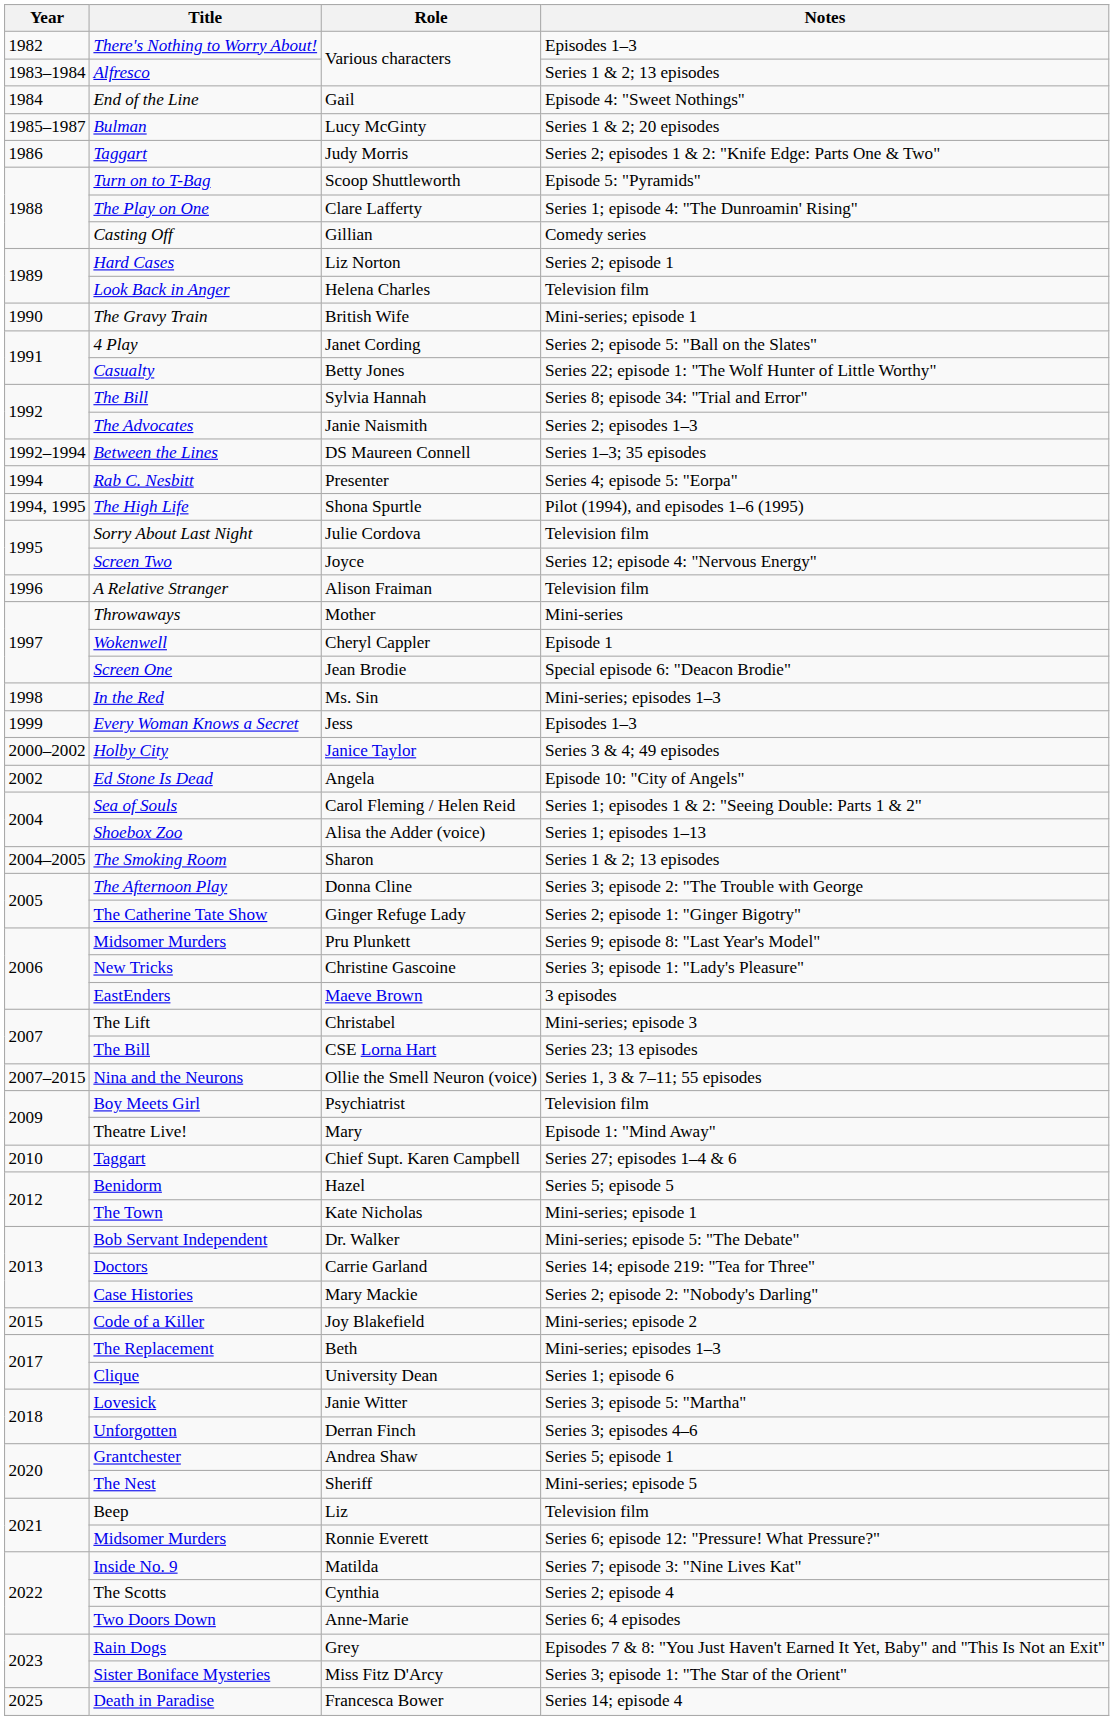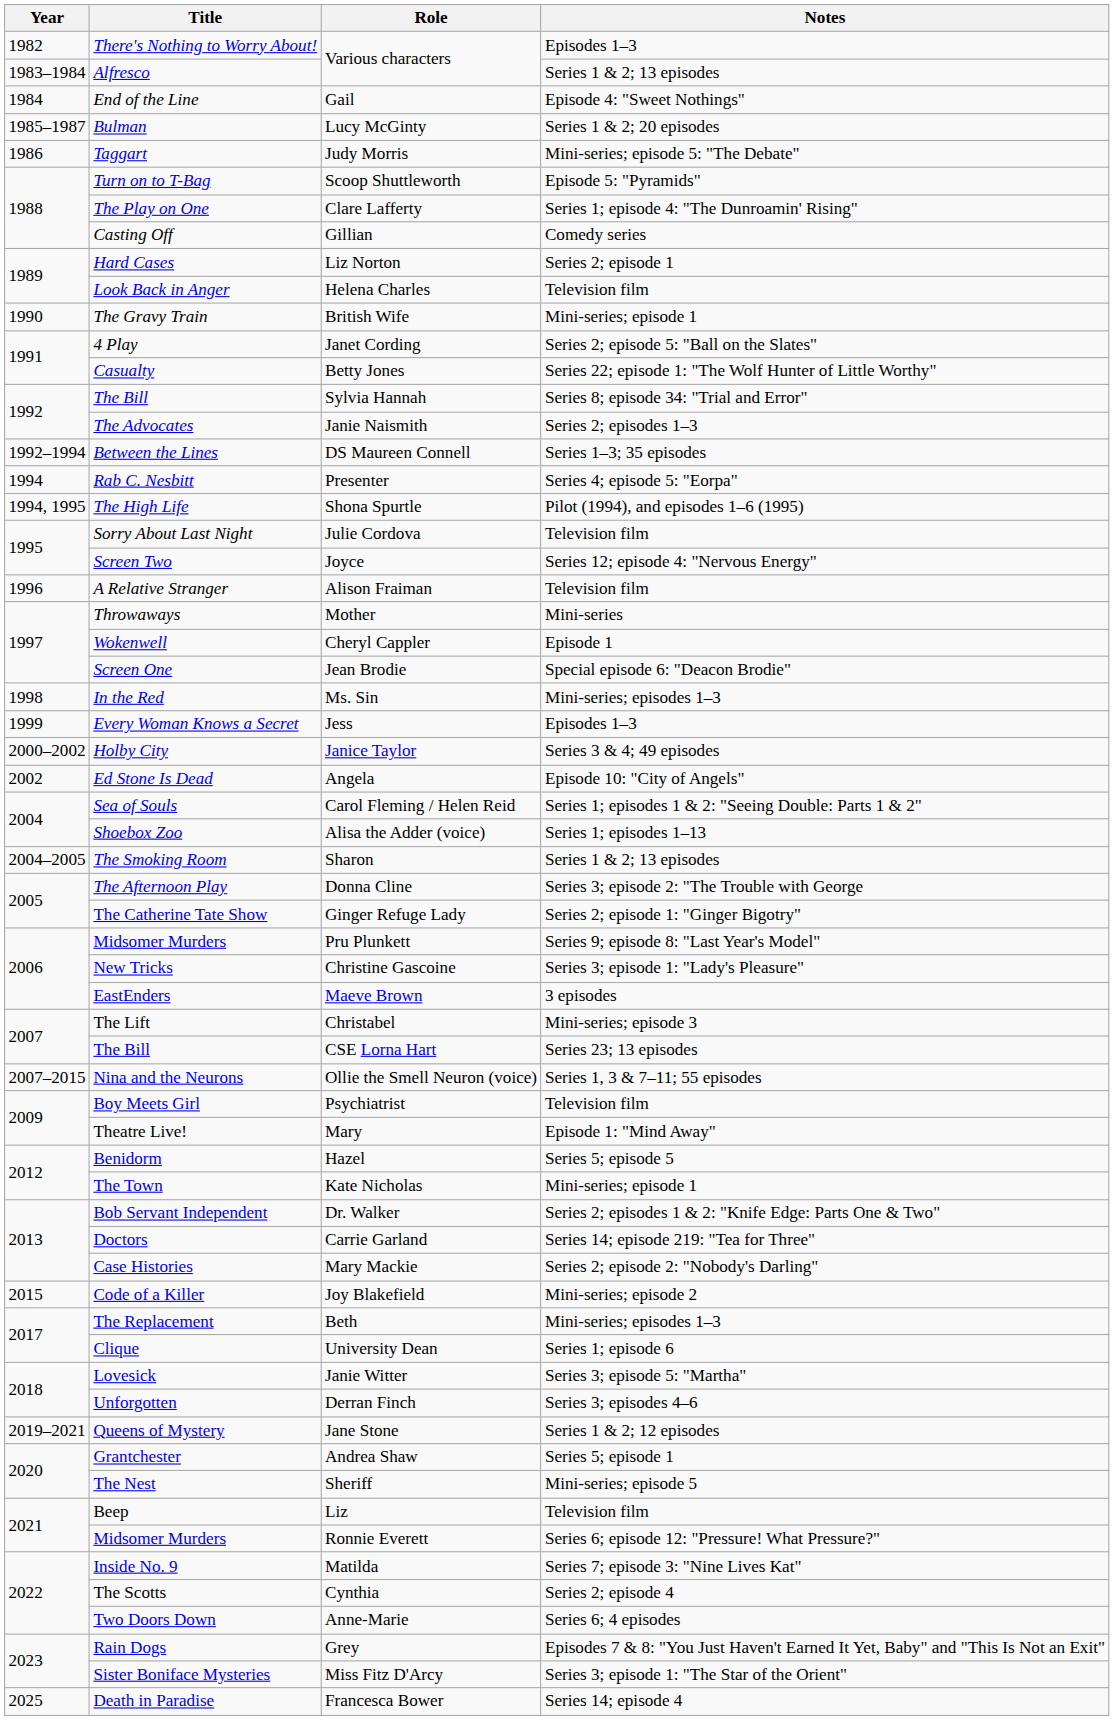(743, 153) Series 2; episodes 1 & 2: "Knife Edge: Parts One & Two" -> (672, 153) Mini-series; episode 5: "The Debate"
- row: (119, 1158)
(672, 1239) Mini-series; episode 5: "The Debate" -> (743, 1212) Series 2; episodes 1 & 2: "Knife Edge: Parts One & Two"
+ row: (159, 1429)
